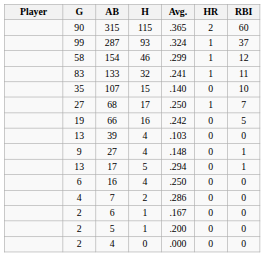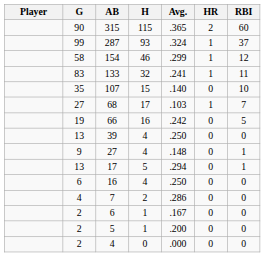(178, 105) .250 -> (178, 105) .103
(178, 136) .103 -> (178, 136) .250
